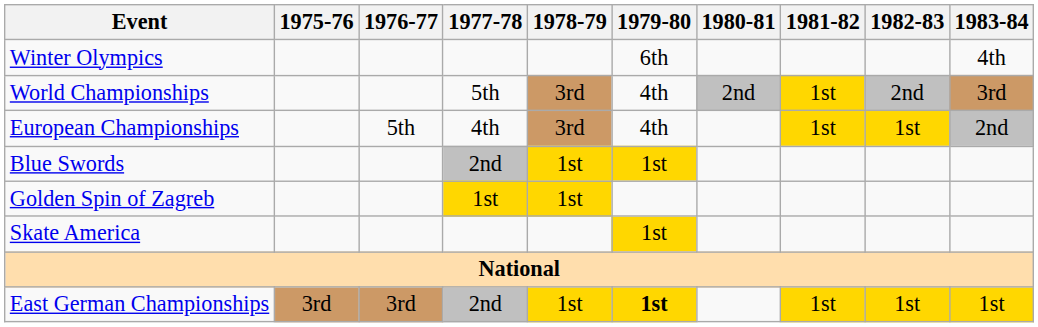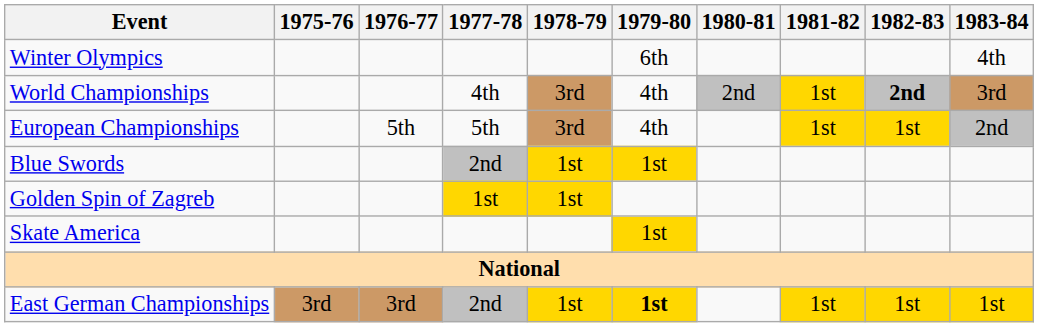(485, 92) 5th -> (485, 92) 4th
(907, 92) normal -> (907, 92) bold
(485, 127) 4th -> (485, 127) 5th
